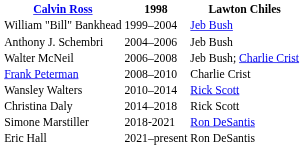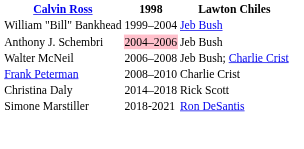(151, 42) no background -> (151, 42) pink background
- row: (43, 90)
- row: (25, 138)
